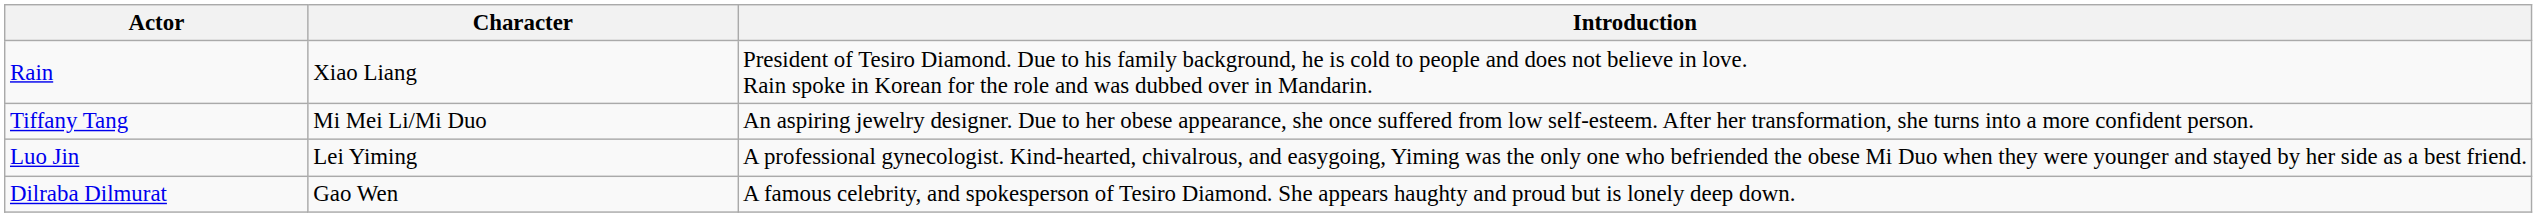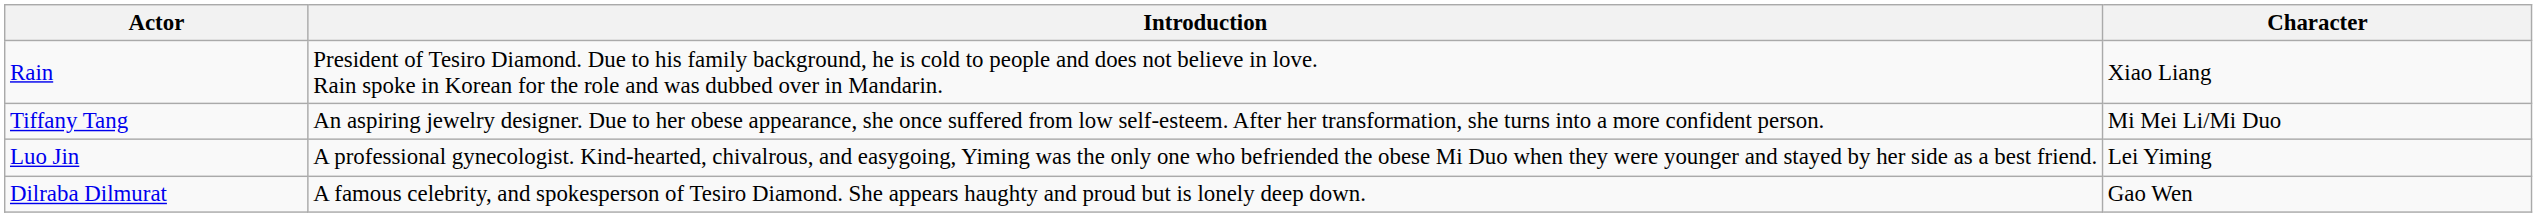columns swapped: (523, 22) <-> (1635, 22)
